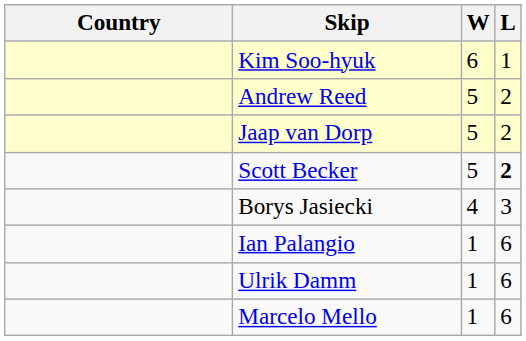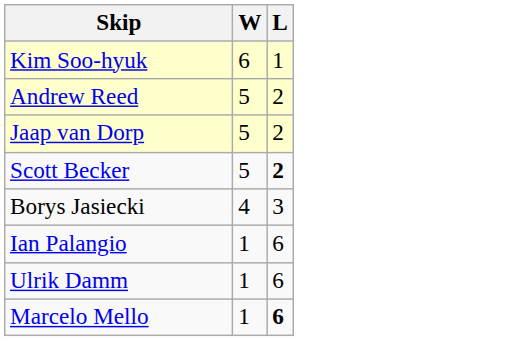- column: (119, 22)
(506, 317) normal -> (278, 317) bold
